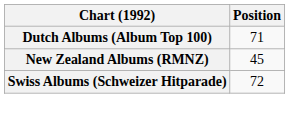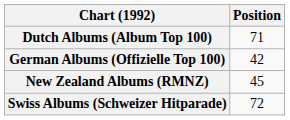+ row: (117, 59)
